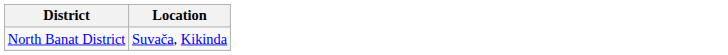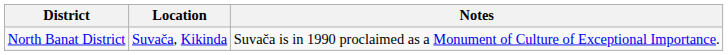+ column: (477, 15)
